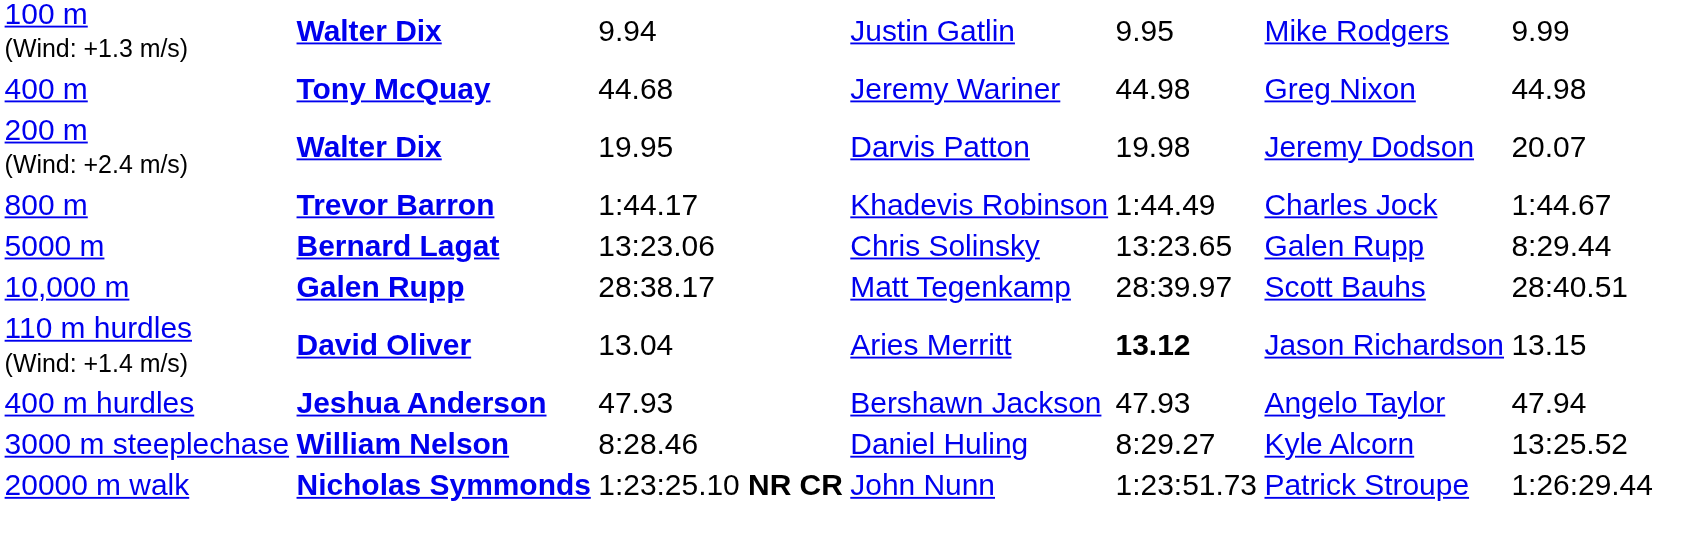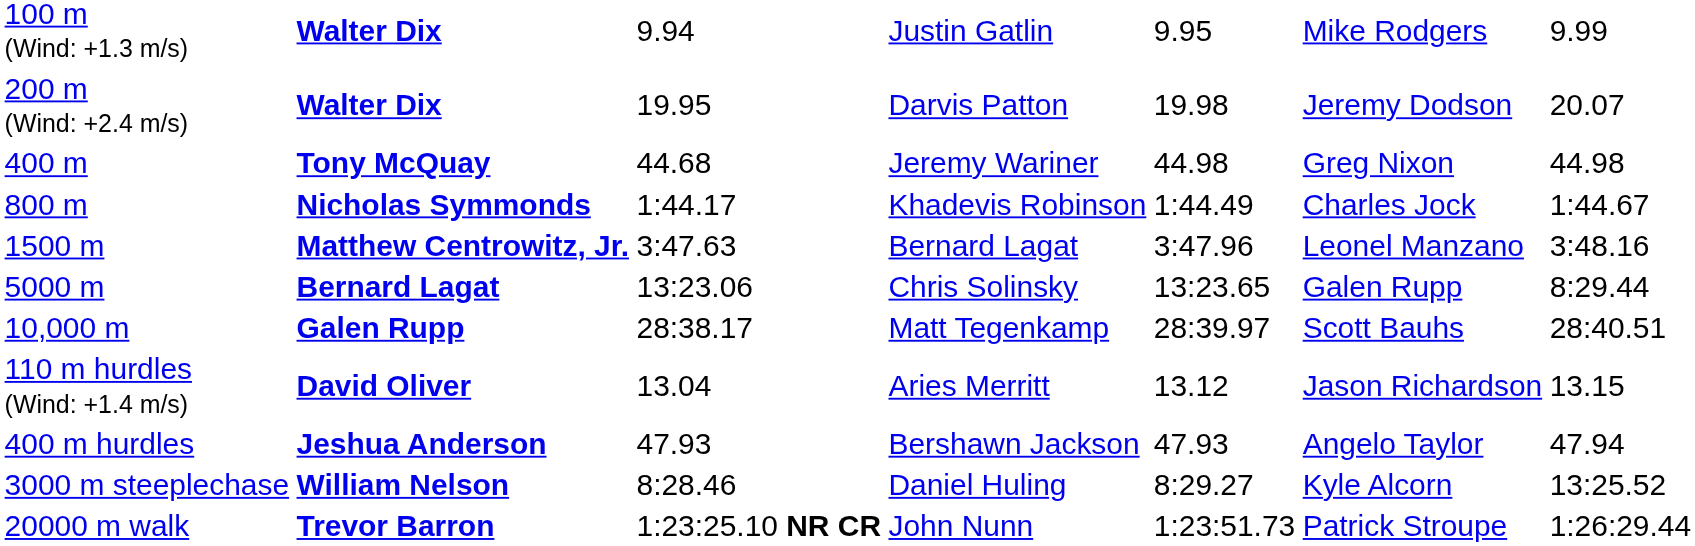rows swapped: (96, 146) <-> (46, 88)
(395, 204) Trevor Barron -> (444, 204) Nicholas Symmonds
+ row: (55, 245)
(1153, 344) bold -> (1191, 386) normal
(444, 485) Nicholas Symmonds -> (395, 526) Trevor Barron
